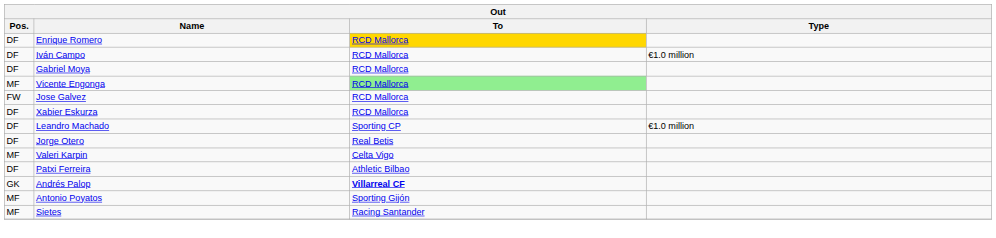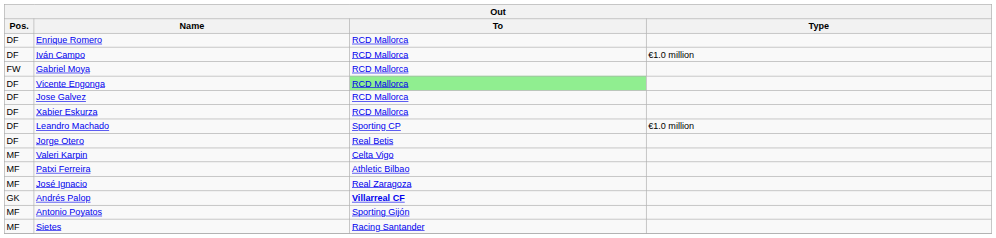(380, 41) gold background -> (380, 41) no background
(12, 69) DF -> (13, 69) FW
(13, 84) MF -> (12, 84) DF
(13, 98) FW -> (12, 98) DF
(12, 170) DF -> (13, 170) MF
+ row: (62, 184)
